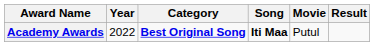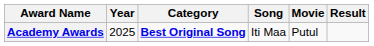(122, 32) 2022 -> (122, 32) 2025
(269, 32) bold -> (269, 32) normal
